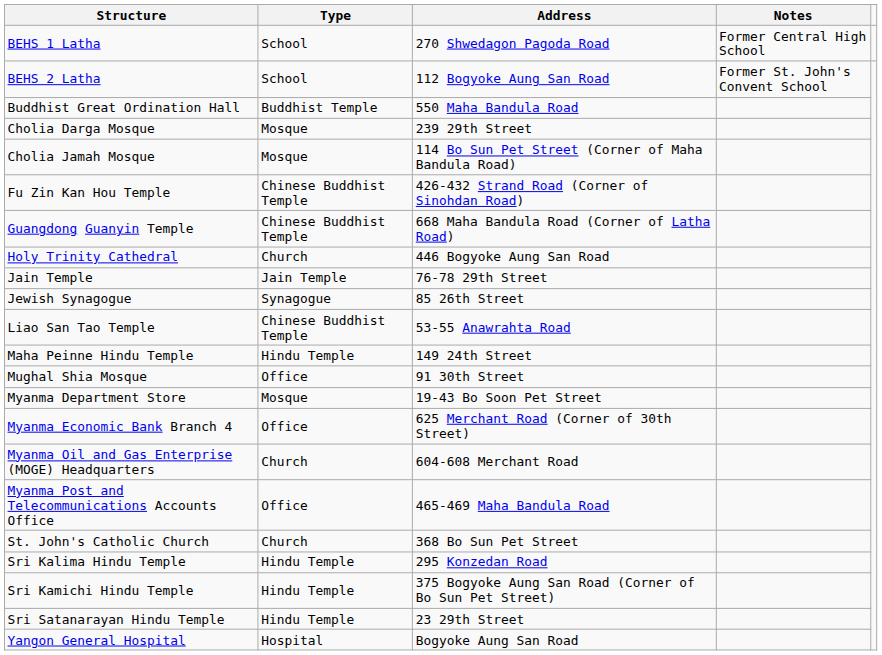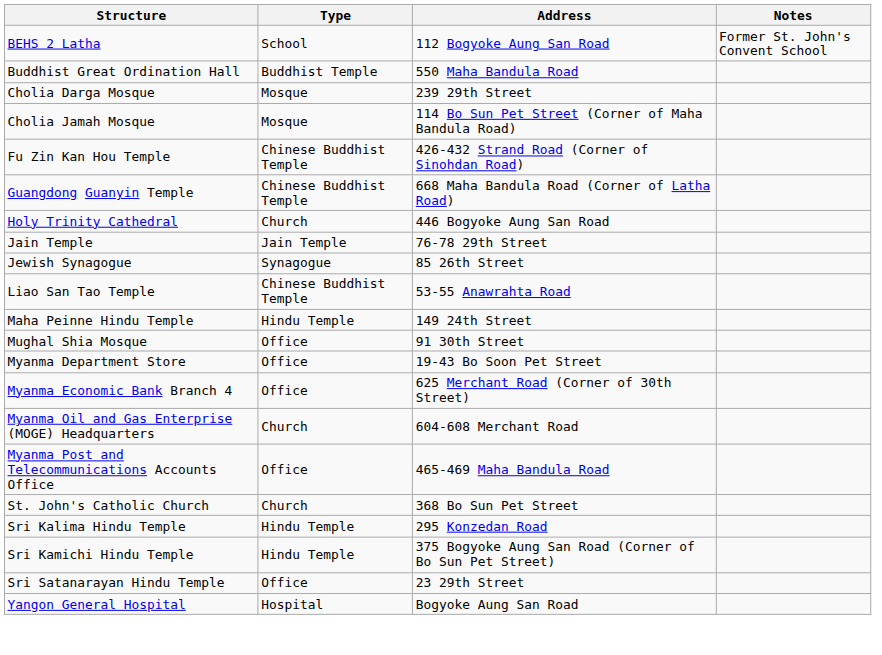- row: (54, 43)
(284, 398) Mosque -> (284, 362) Office
(308, 619) Hindu Temple -> (284, 583) Office
